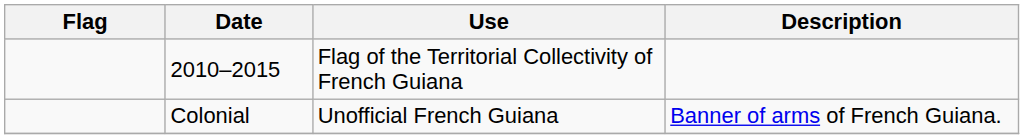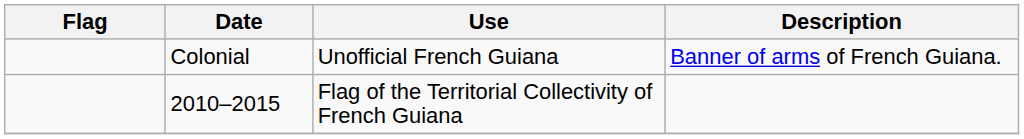rows swapped: (225, 68) <-> (210, 116)
